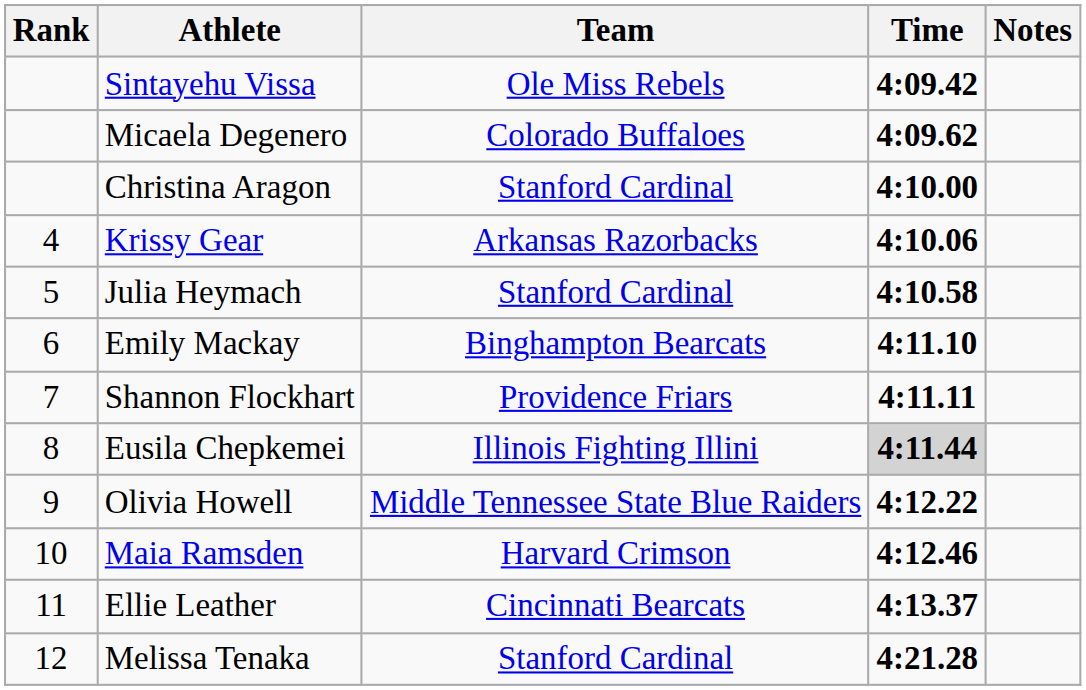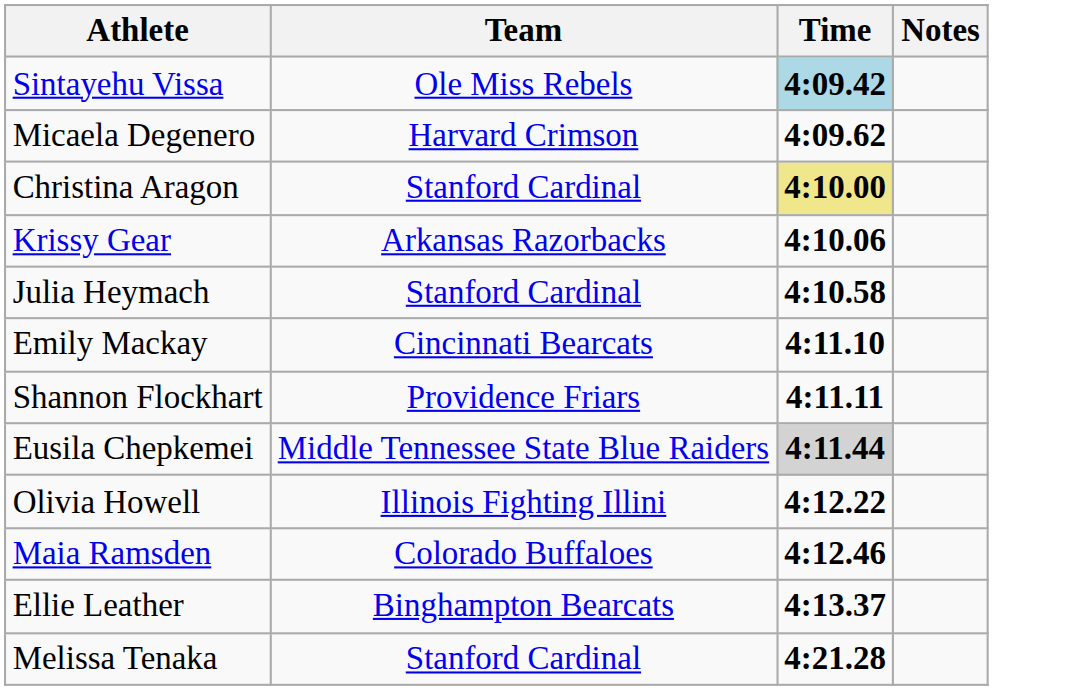- column: (51, 30)
(927, 82) no background -> (835, 82) lightblue background
(616, 135) Colorado Buffaloes -> (523, 135) Harvard Crimson
(927, 187) no background -> (835, 187) khaki background
(616, 344) Binghampton Bearcats -> (523, 344) Cincinnati Bearcats
(616, 448) Illinois Fighting Illini -> (523, 448) Middle Tennessee State Blue Raiders
(616, 501) Middle Tennessee State Blue Raiders -> (523, 501) Illinois Fighting Illini
(616, 553) Harvard Crimson -> (523, 553) Colorado Buffaloes
(616, 605) Cincinnati Bearcats -> (523, 605) Binghampton Bearcats
